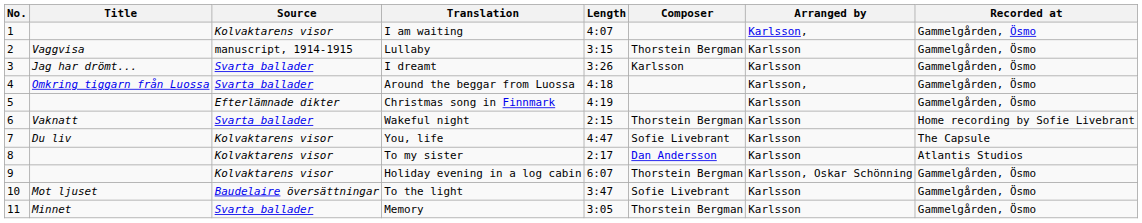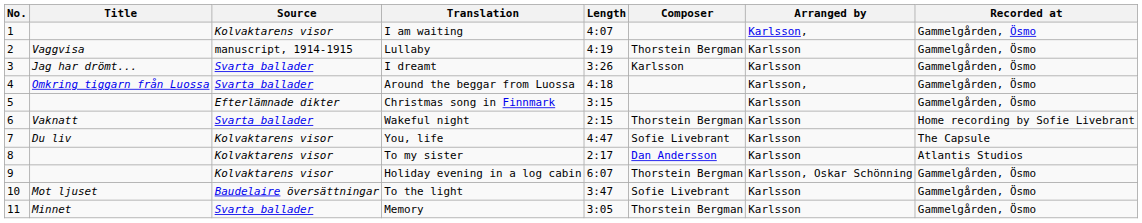(600, 49) 3:15 -> (600, 49) 4:19
(600, 102) 4:19 -> (600, 102) 3:15
